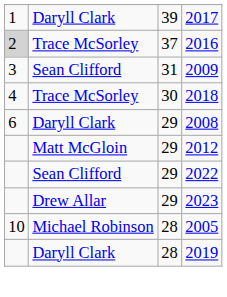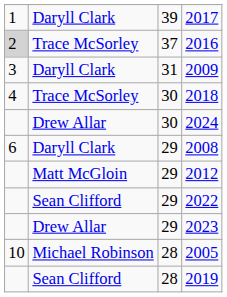(77, 69) Sean Clifford -> (74, 69) Daryll Clark
+ row: (202, 122)
(74, 252) Daryll Clark -> (77, 278) Sean Clifford
